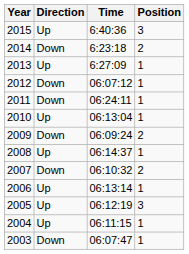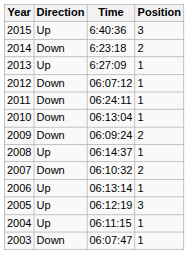(44, 118) Up -> (51, 118) Down
